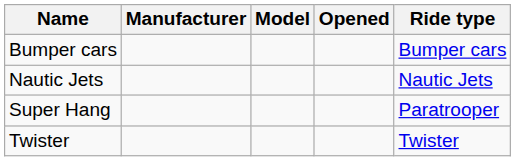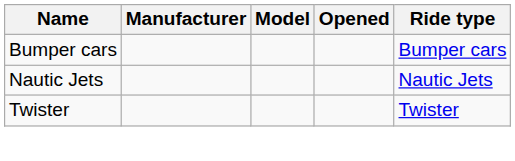- row: (60, 110)
